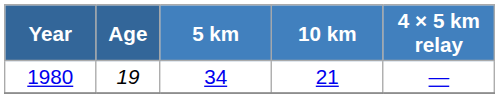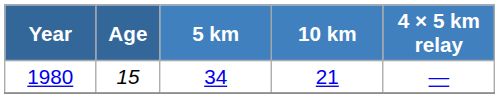(128, 77) 19 -> (128, 77) 15
